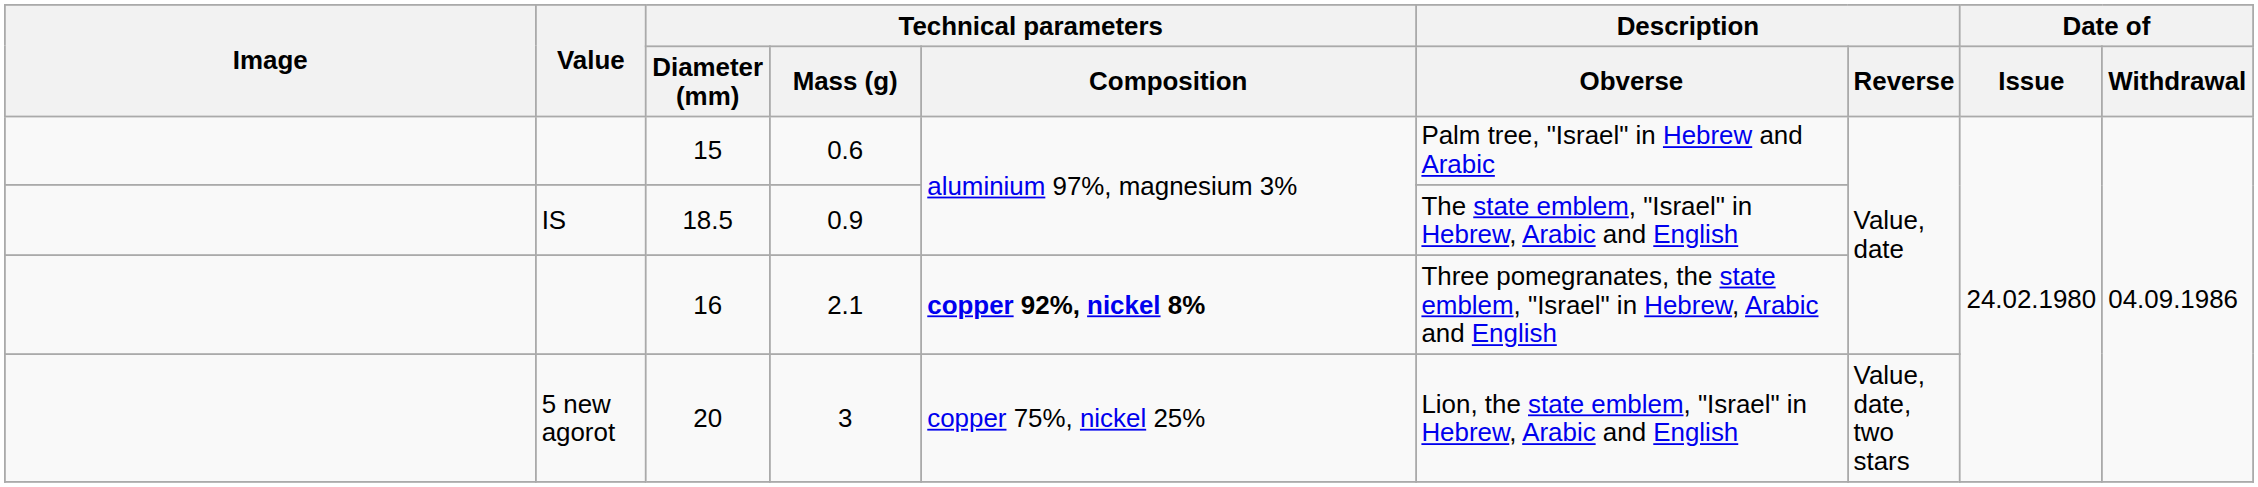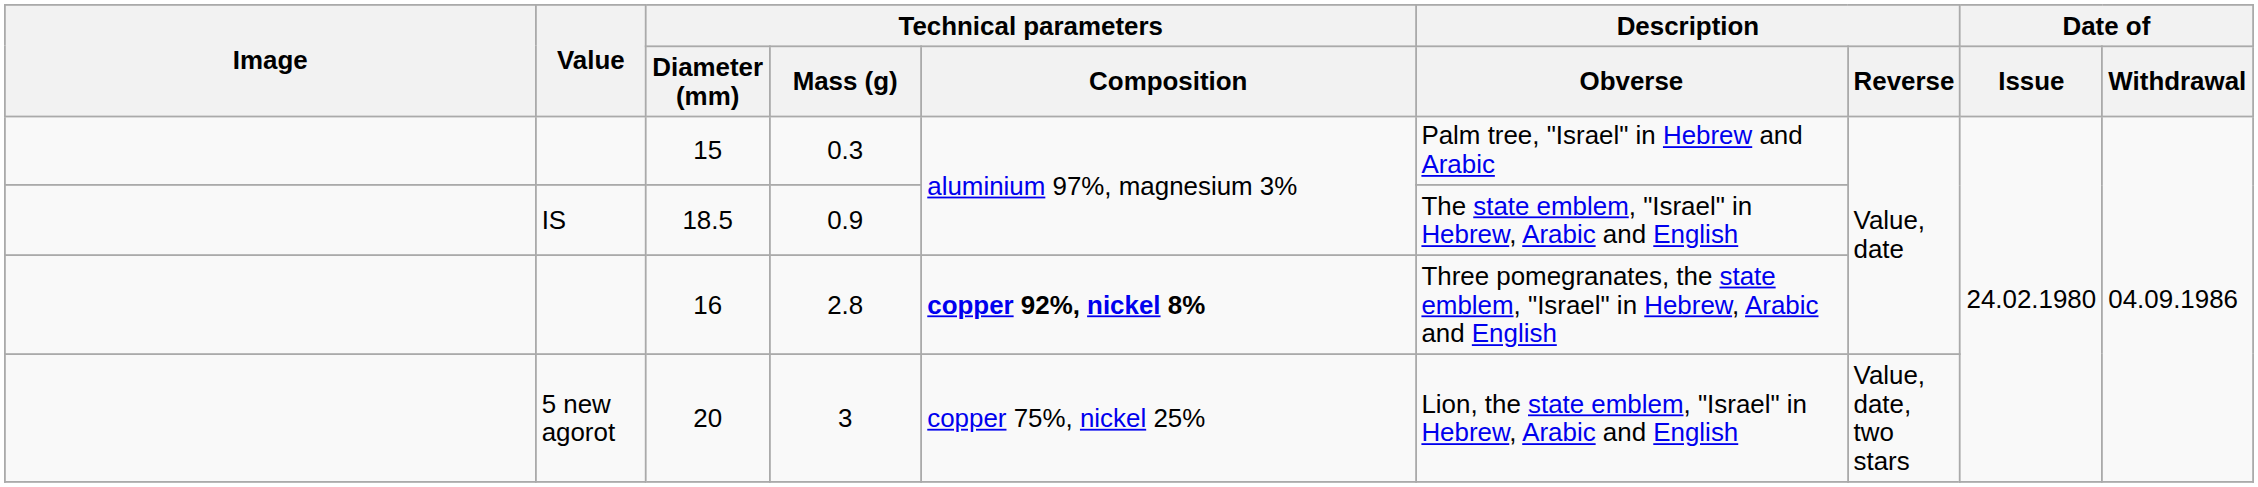(845, 151) 0.6 -> (845, 151) 0.3
(845, 305) 2.1 -> (845, 305) 2.8
